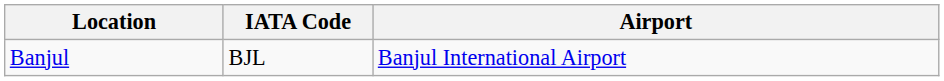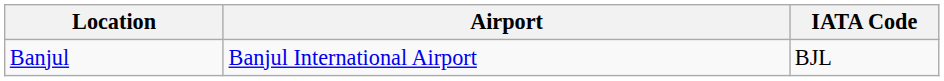columns swapped: (656, 22) <-> (298, 22)
